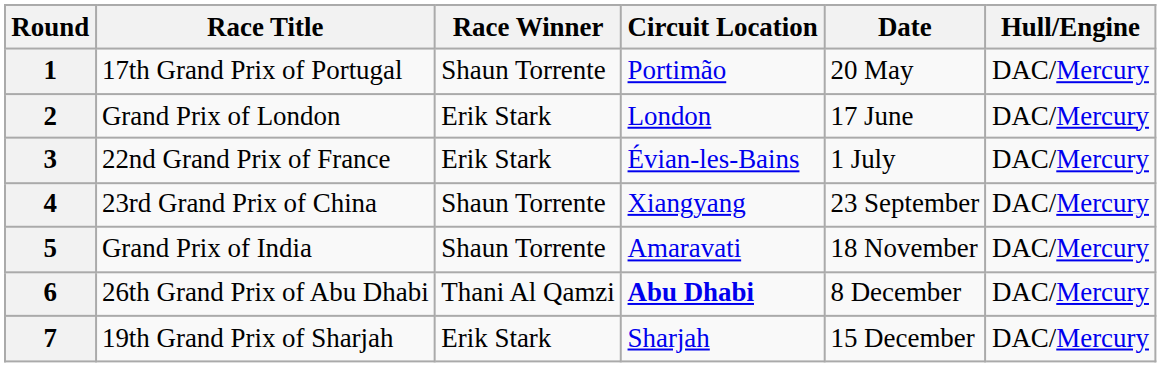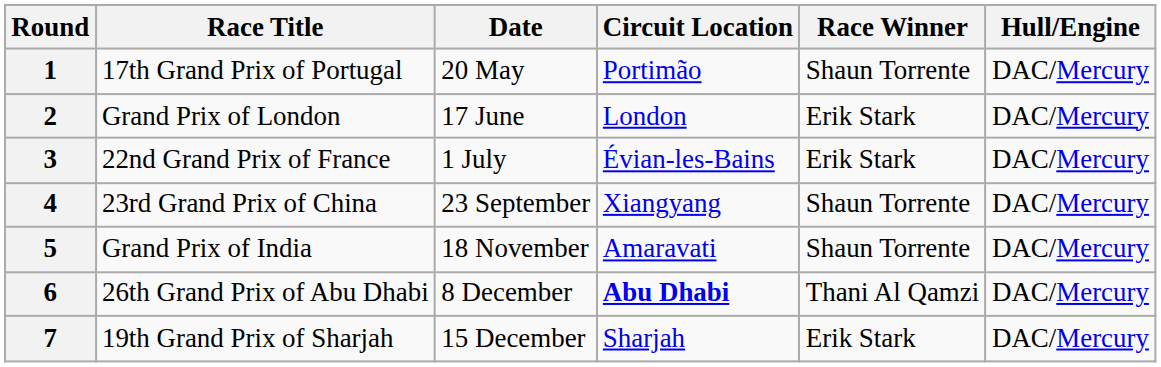columns swapped: (905, 26) <-> (528, 26)
